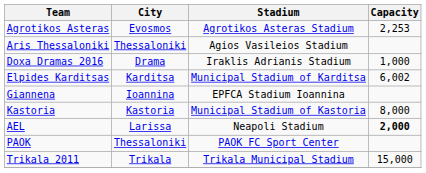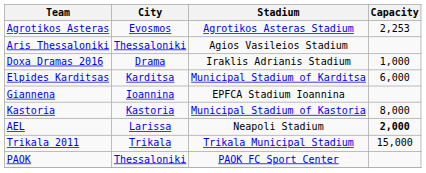(395, 78) 6,002 -> (395, 78) 6,000
rows swapped: (19, 143) <-> (43, 159)
